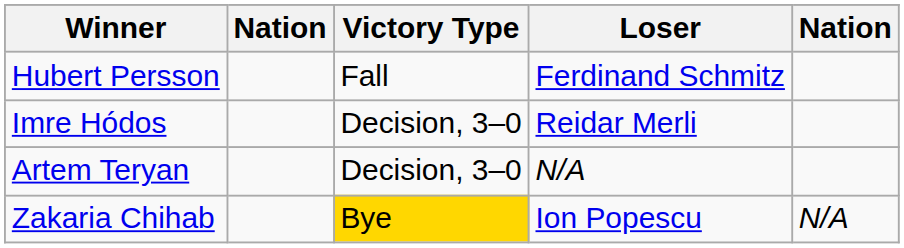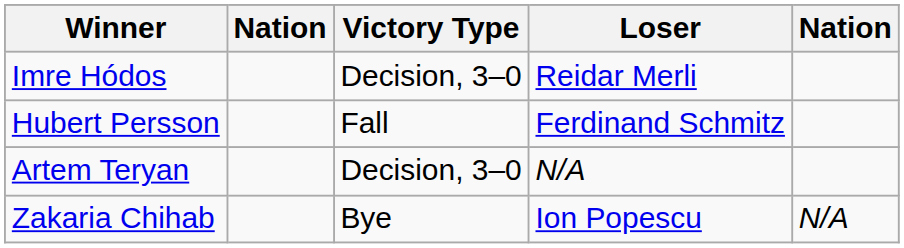rows swapped: (89, 123) <-> (116, 75)
(366, 218) gold background -> (366, 218) no background
